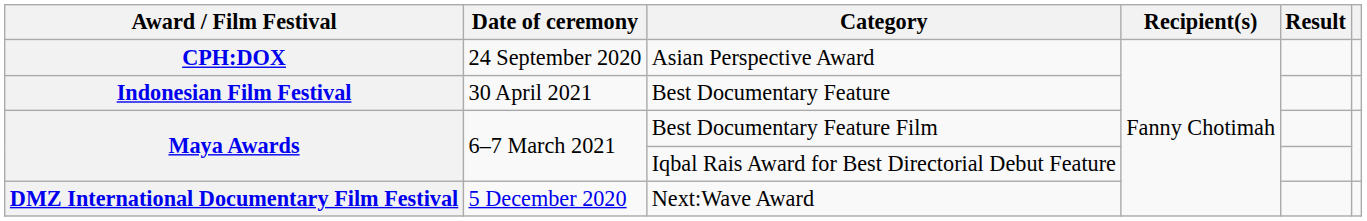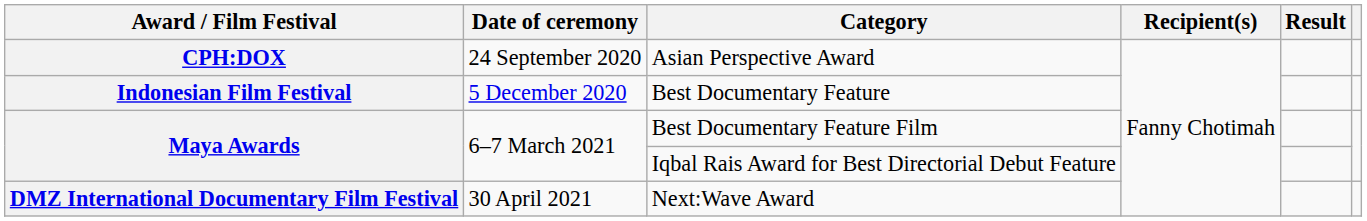(530, 92) 30 April 2021 -> (548, 92) 5 December 2020
(548, 198) 5 December 2020 -> (530, 198) 30 April 2021
